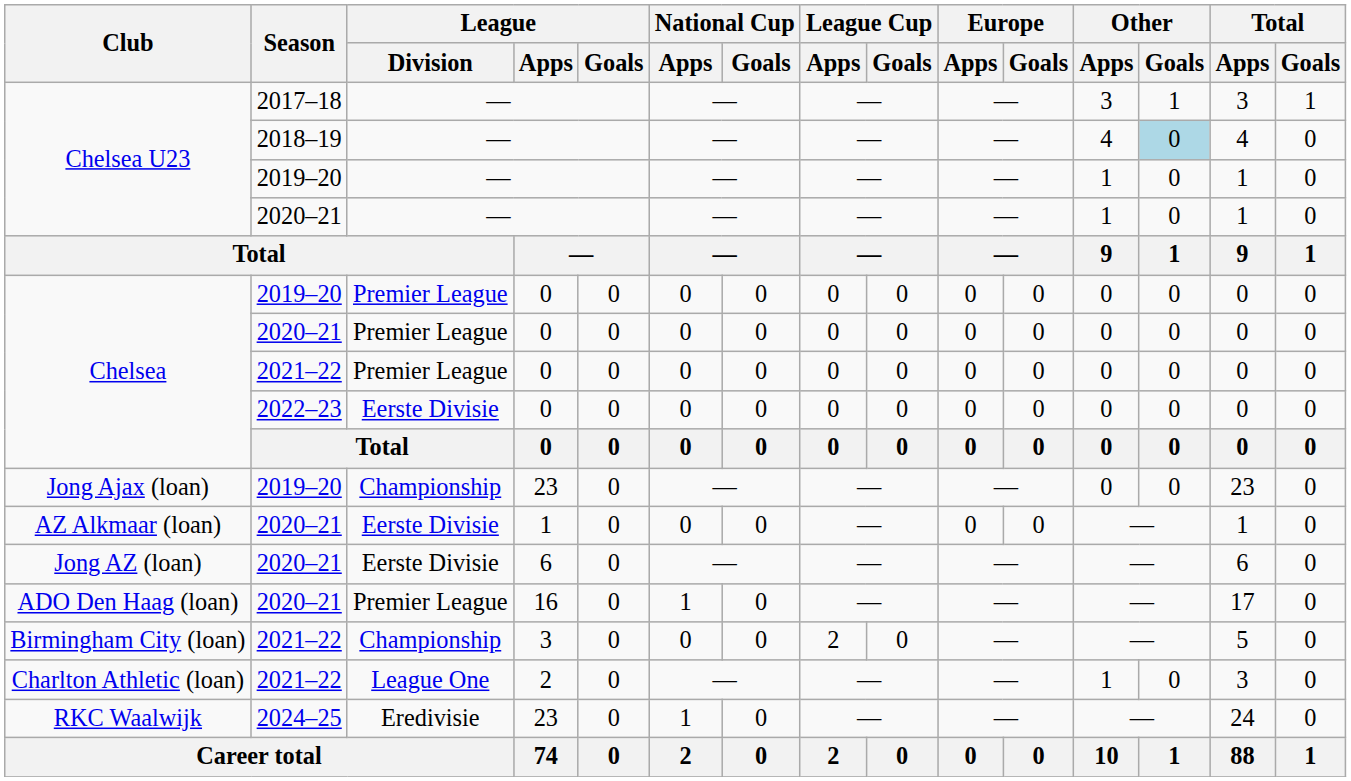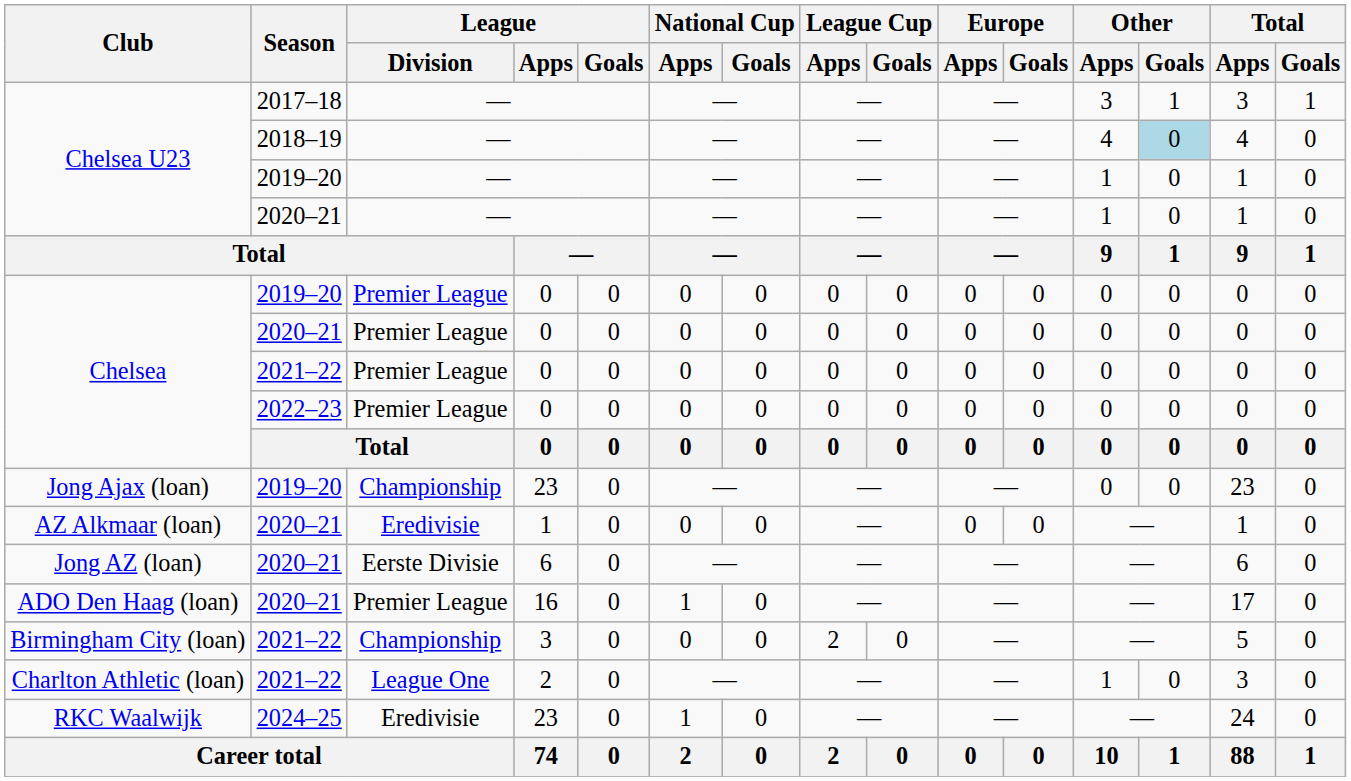(430, 409) Eerste Divisie -> (430, 409) Premier League
(430, 525) Eerste Divisie -> (430, 525) Eredivisie
